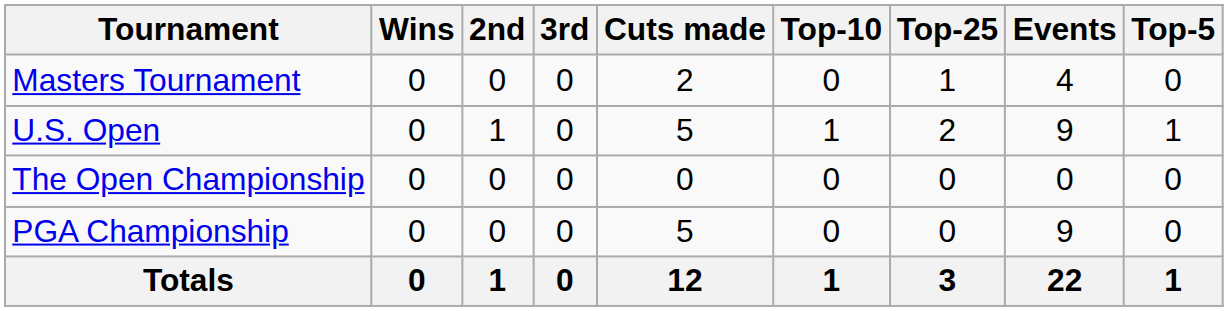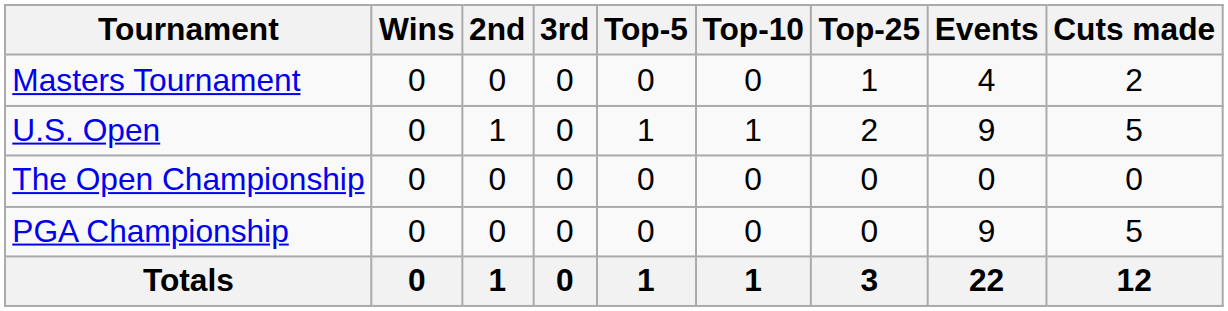columns swapped: (1173, 29) <-> (685, 29)
